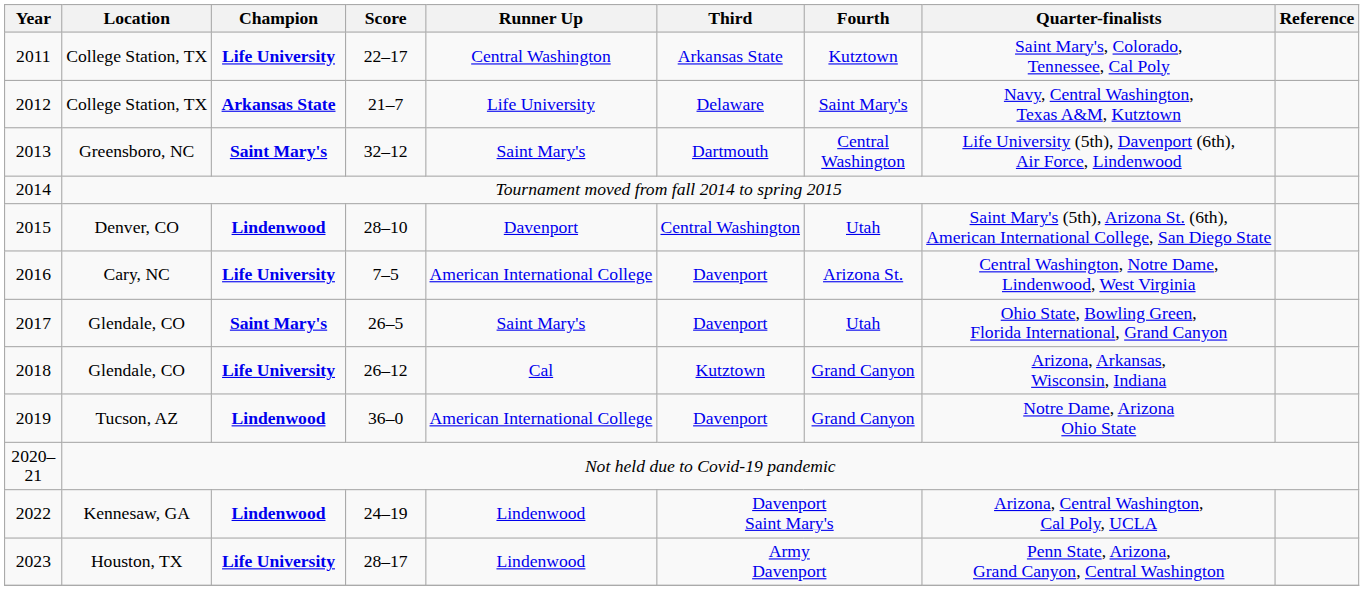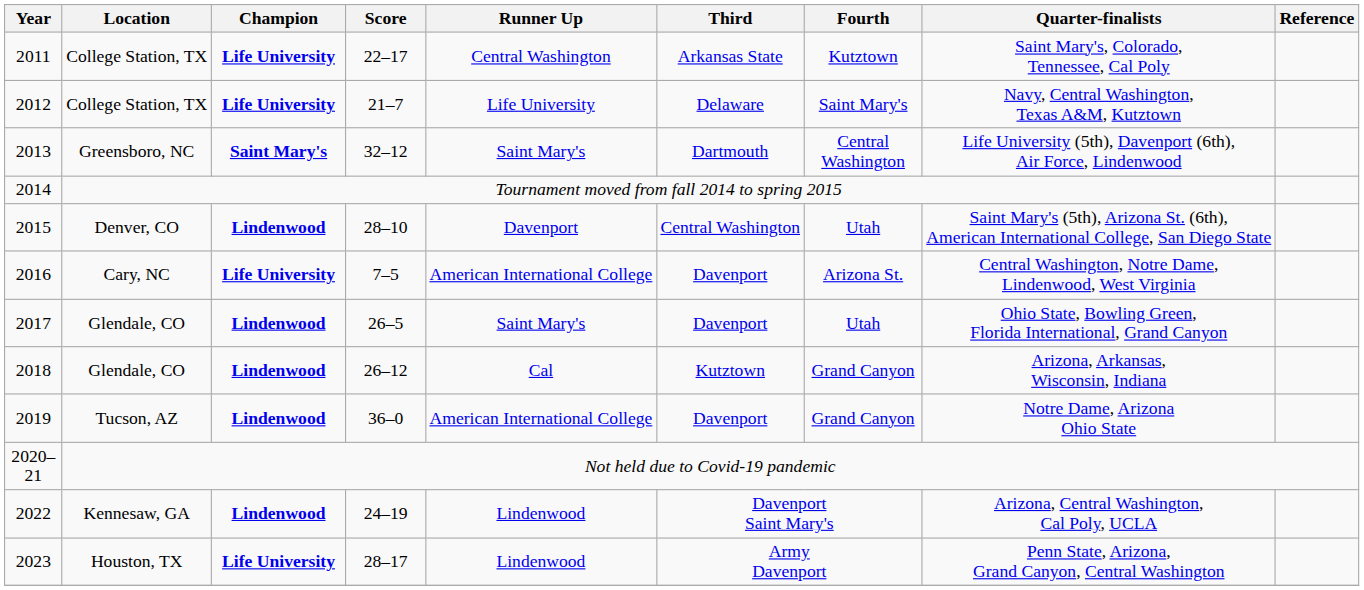(279, 103) Arkansas State -> (279, 103) Life University
(279, 322) Saint Mary's -> (279, 322) Lindenwood
(279, 370) Life University -> (279, 370) Lindenwood
